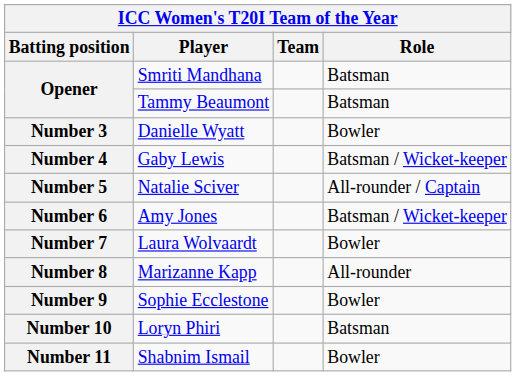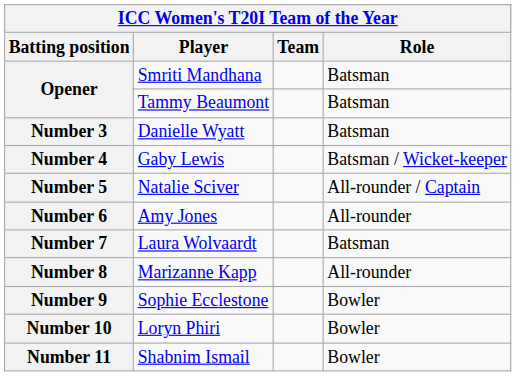(353, 131) Bowler -> (358, 131) Batsman
(417, 215) Batsman / Wicket-keeper -> (369, 215) All-rounder
(353, 243) Bowler -> (358, 243) Batsman
(358, 328) Batsman -> (353, 328) Bowler
